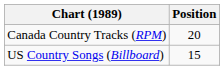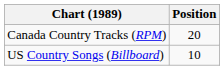(194, 55) 15 -> (194, 55) 10
